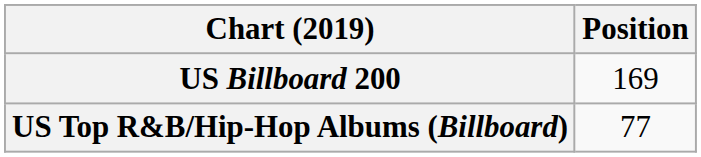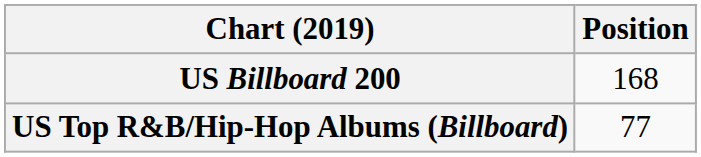(636, 77) 169 -> (636, 77) 168
